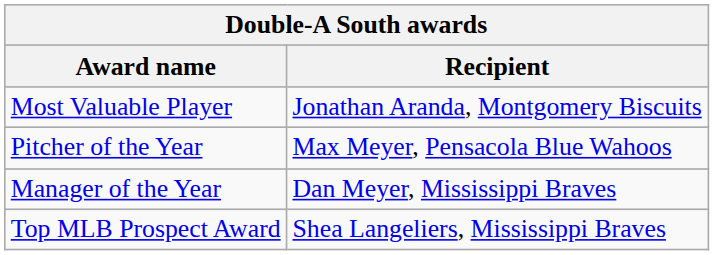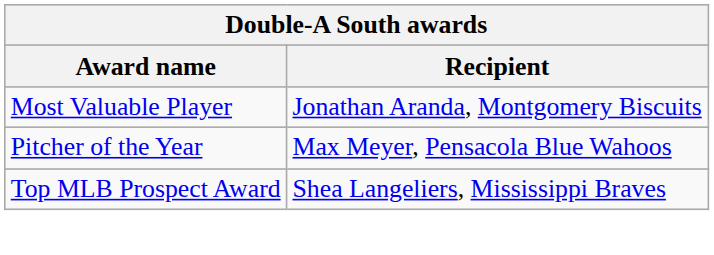- row: (116, 188)
